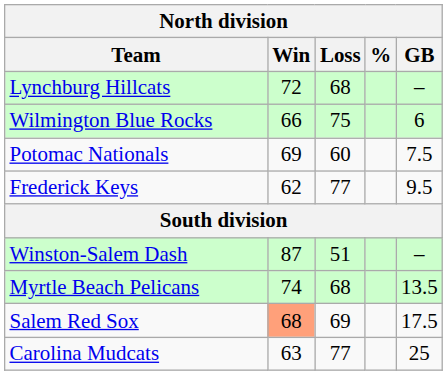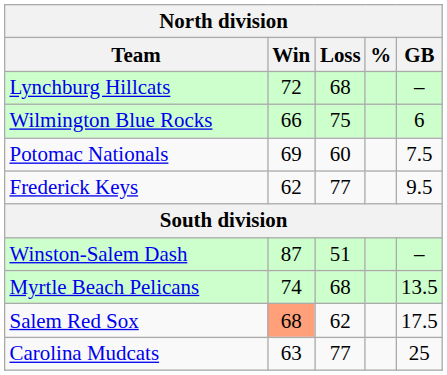(340, 320) 69 -> (340, 320) 62
